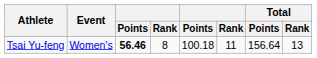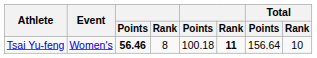(231, 45) normal -> (231, 45) bold
(297, 45) 13 -> (297, 45) 10
